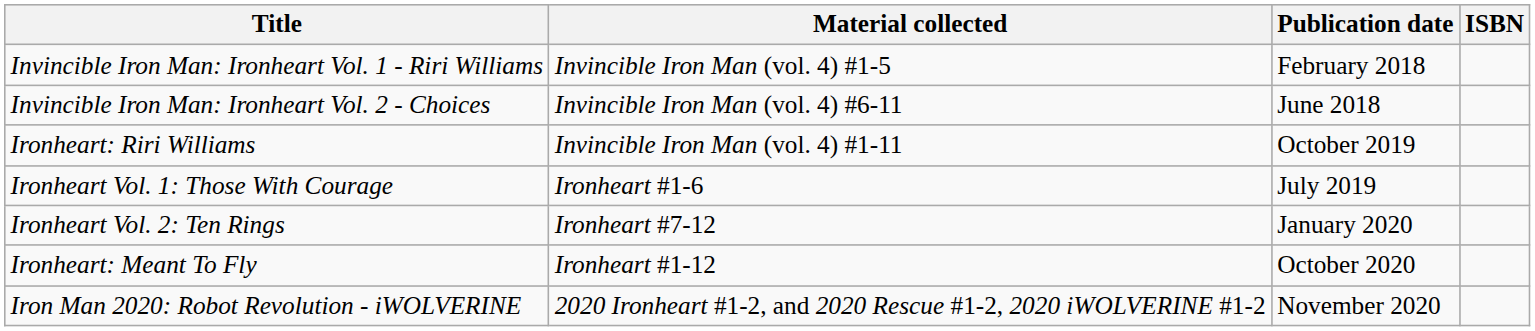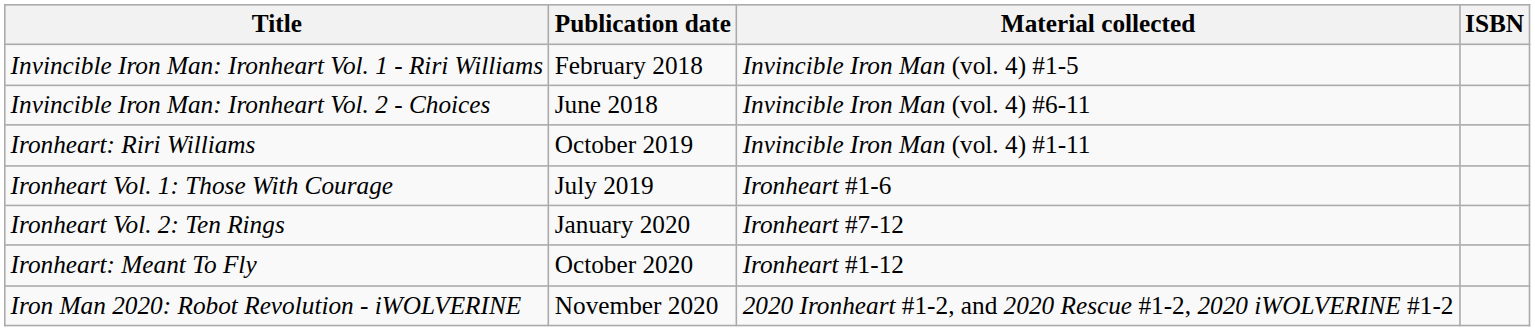columns swapped: (910, 24) <-> (1365, 24)
